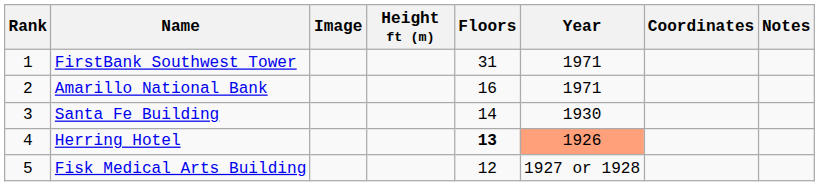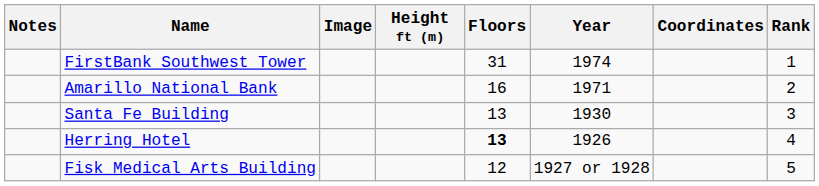columns swapped: (28, 27) <-> (786, 27)
(582, 63) 1971 -> (592, 63) 1974
(487, 115) 14 -> (497, 115) 13
(582, 141) lightsalmon background -> (592, 141) no background
